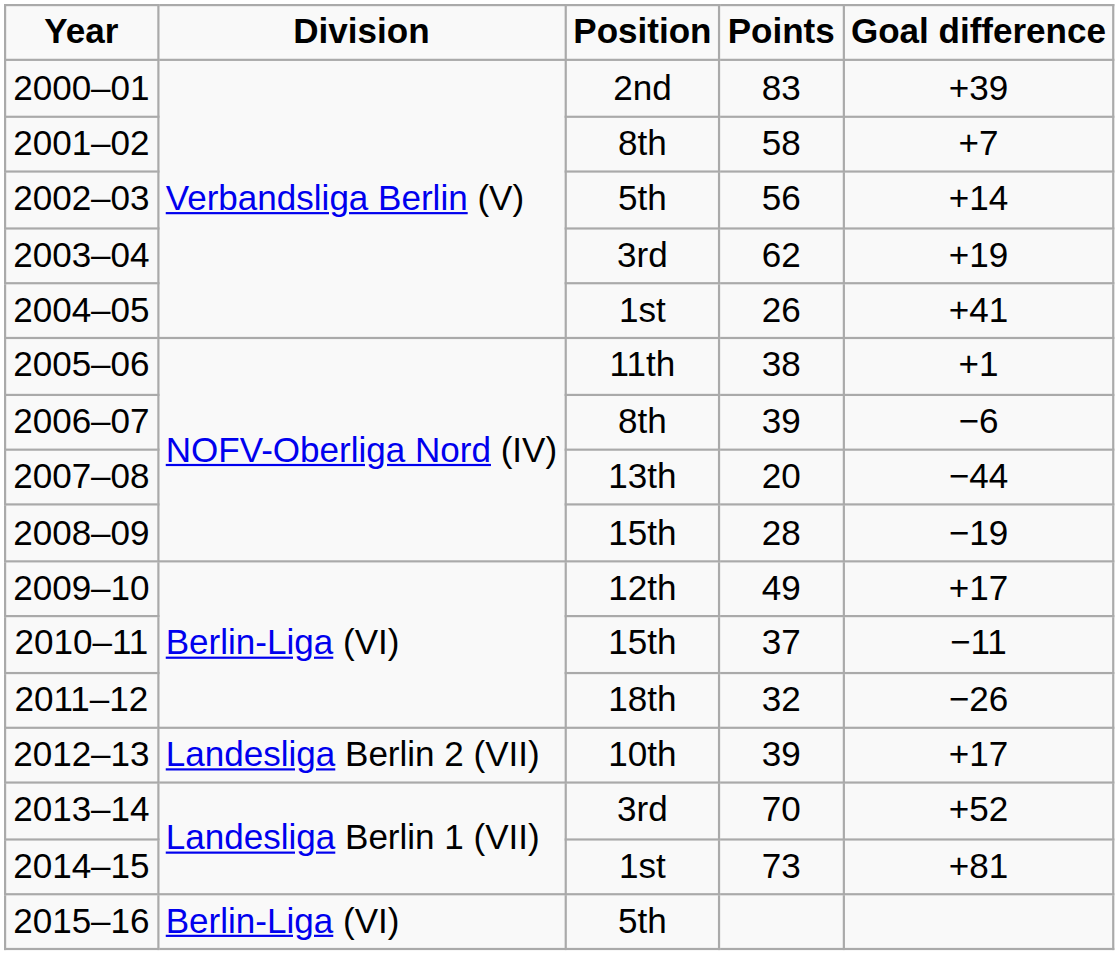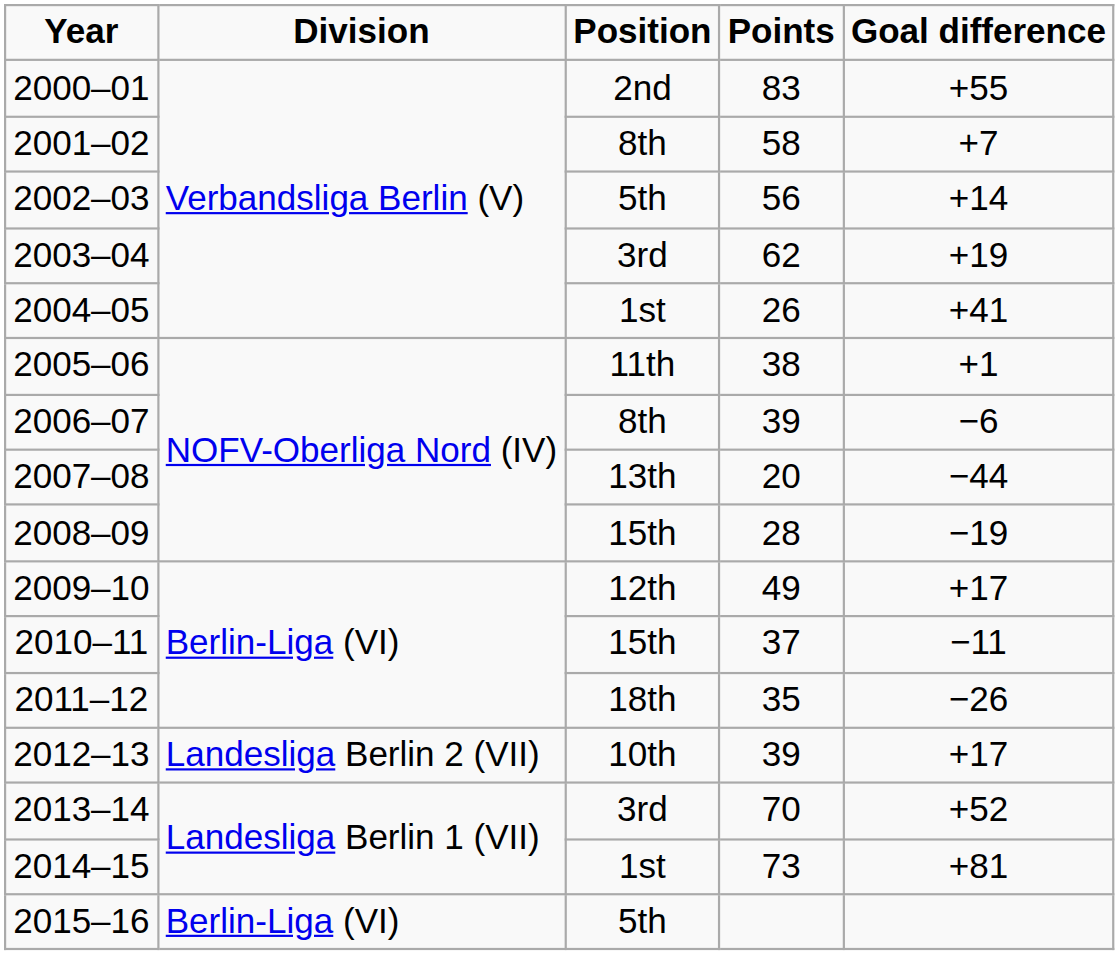(978, 87) +39 -> (978, 87) +55
(781, 699) 32 -> (781, 699) 35
